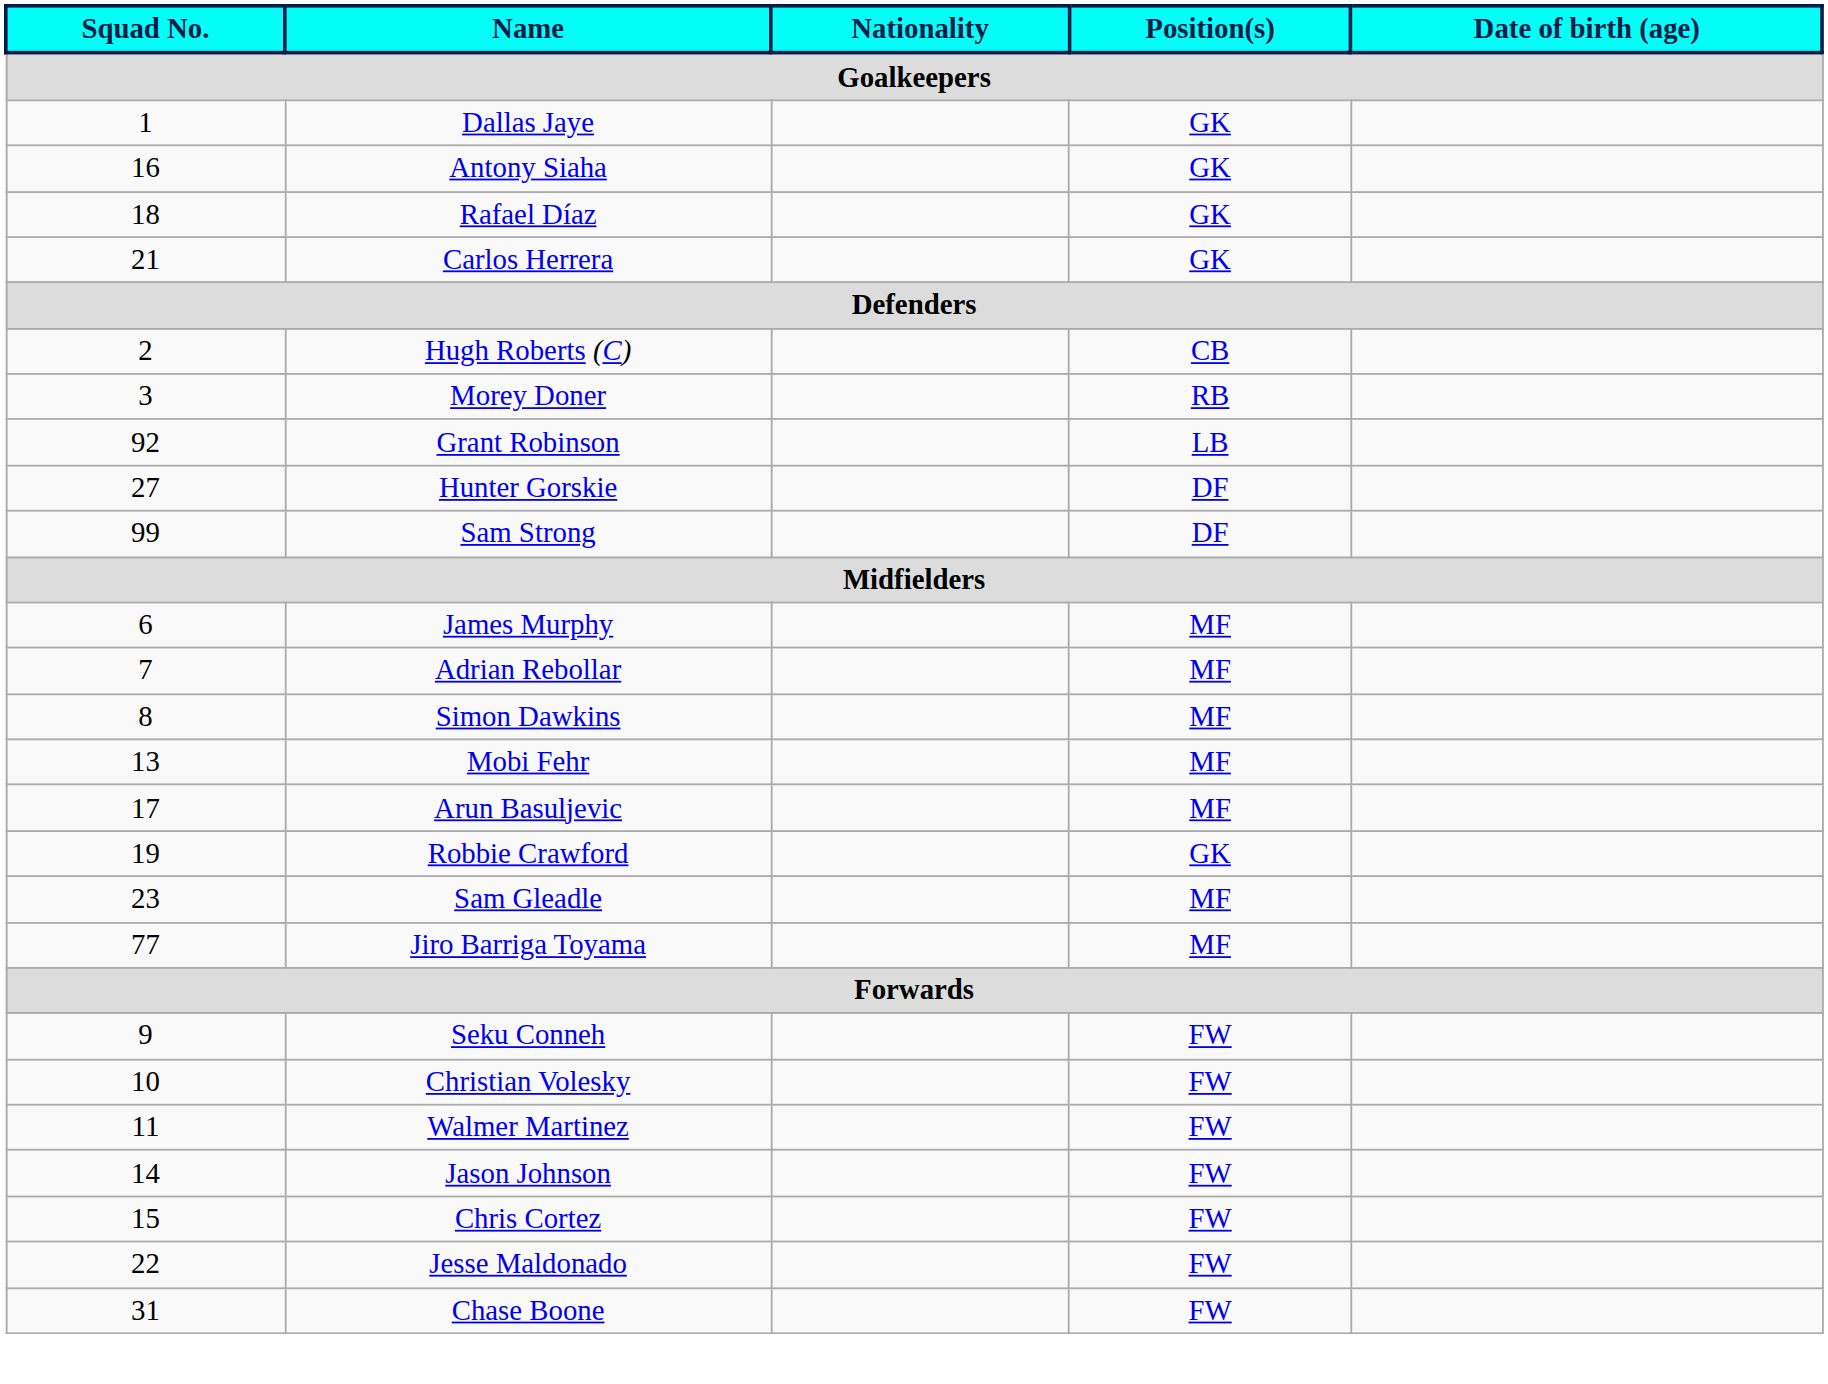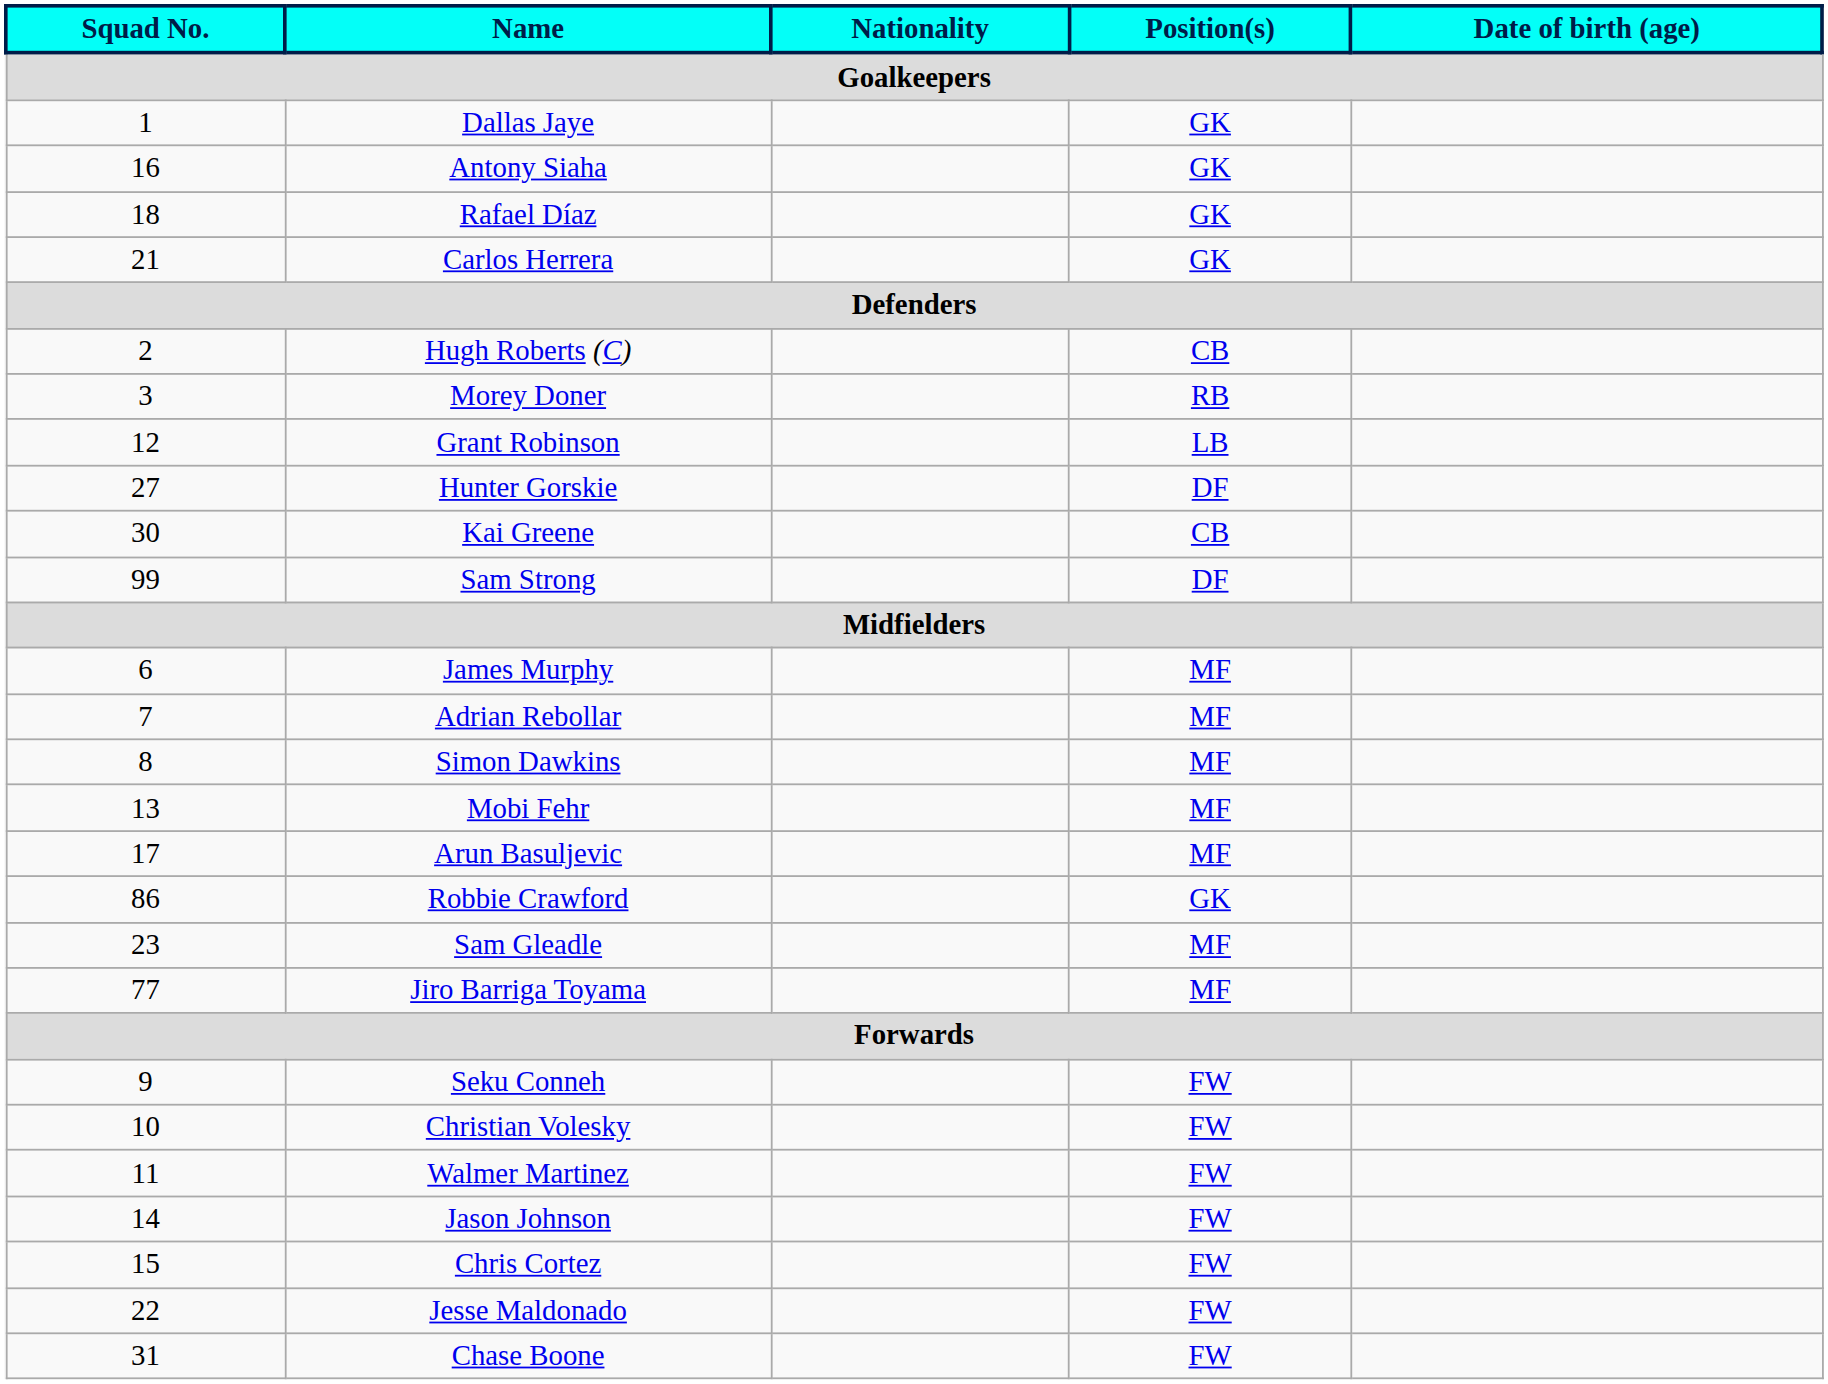(145, 442) 92 -> (145, 442) 12
+ row: (528, 533)
(145, 853) 19 -> (145, 898) 86
